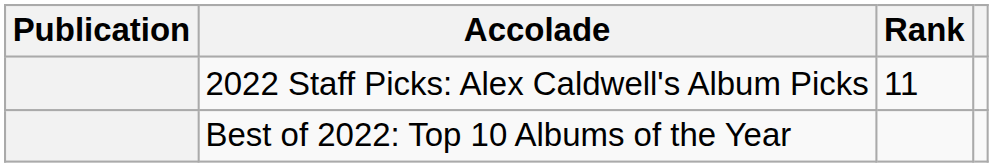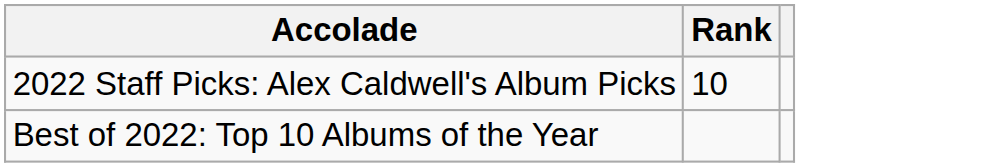- column: (101, 30)
(901, 82) 11 -> (710, 82) 10
